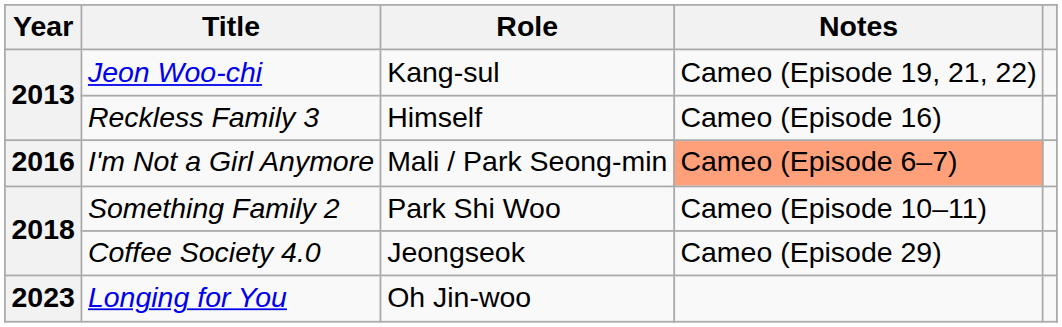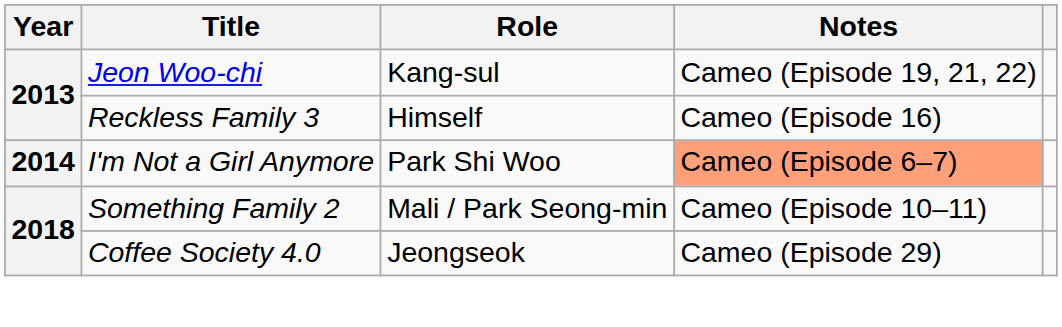(43, 162) 2016 -> (43, 162) 2014
(527, 162) Mali / Park Seong-min -> (474, 162) Park Shi Woo
(474, 207) Park Shi Woo -> (527, 207) Mali / Park Seong-min
- row: (187, 298)
